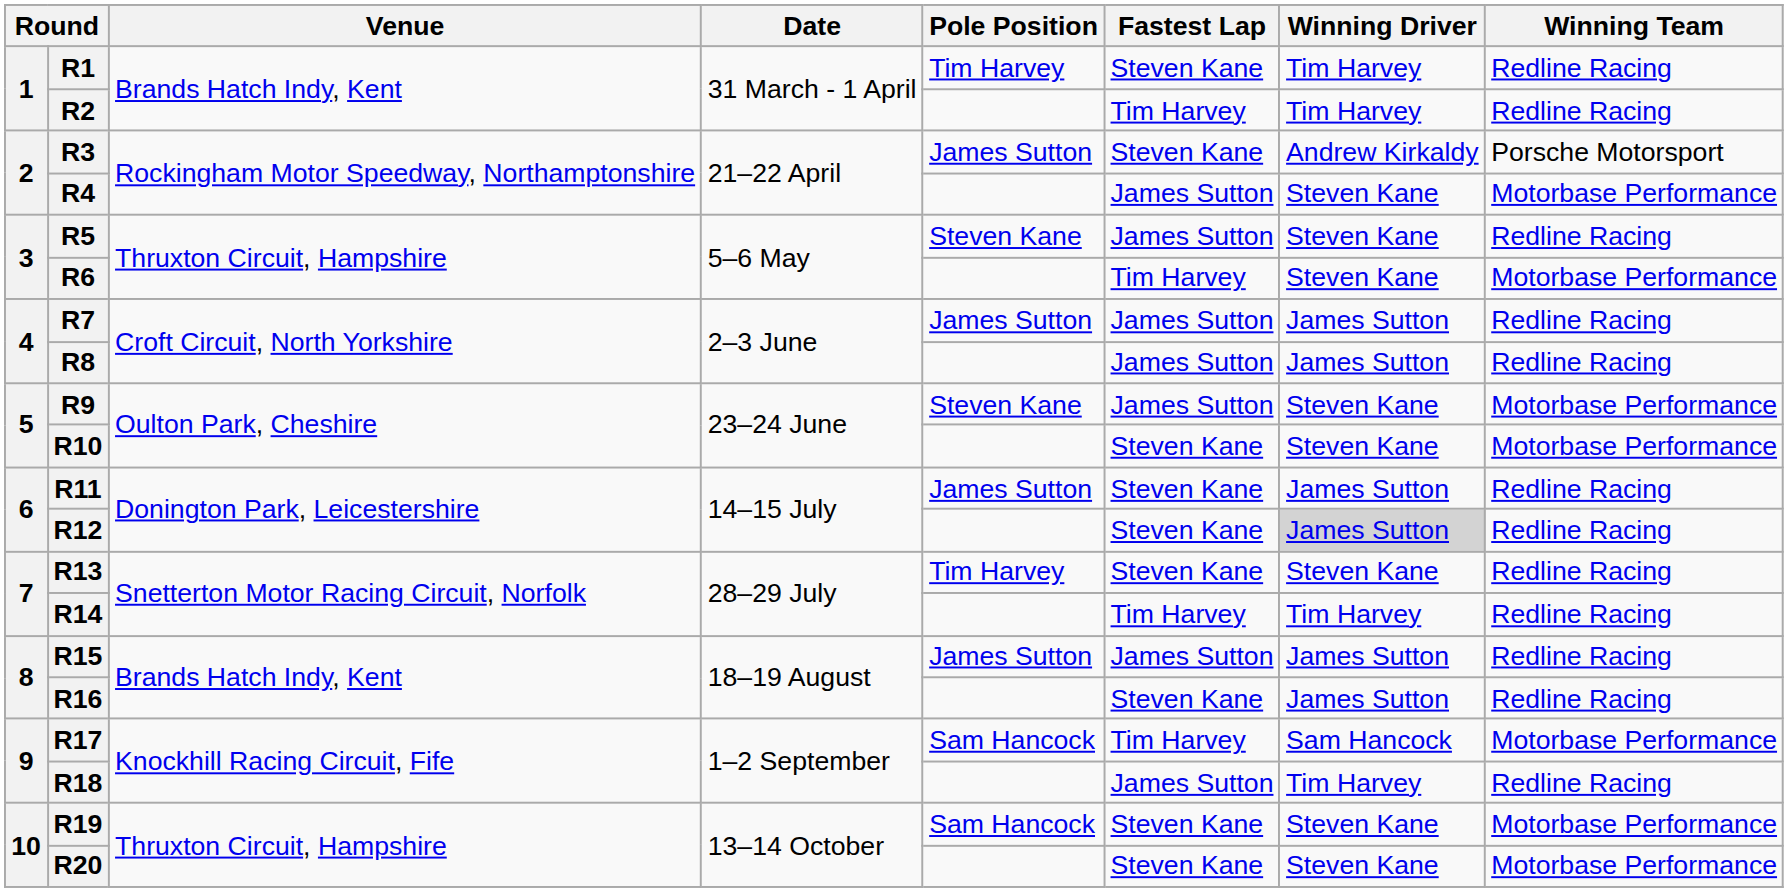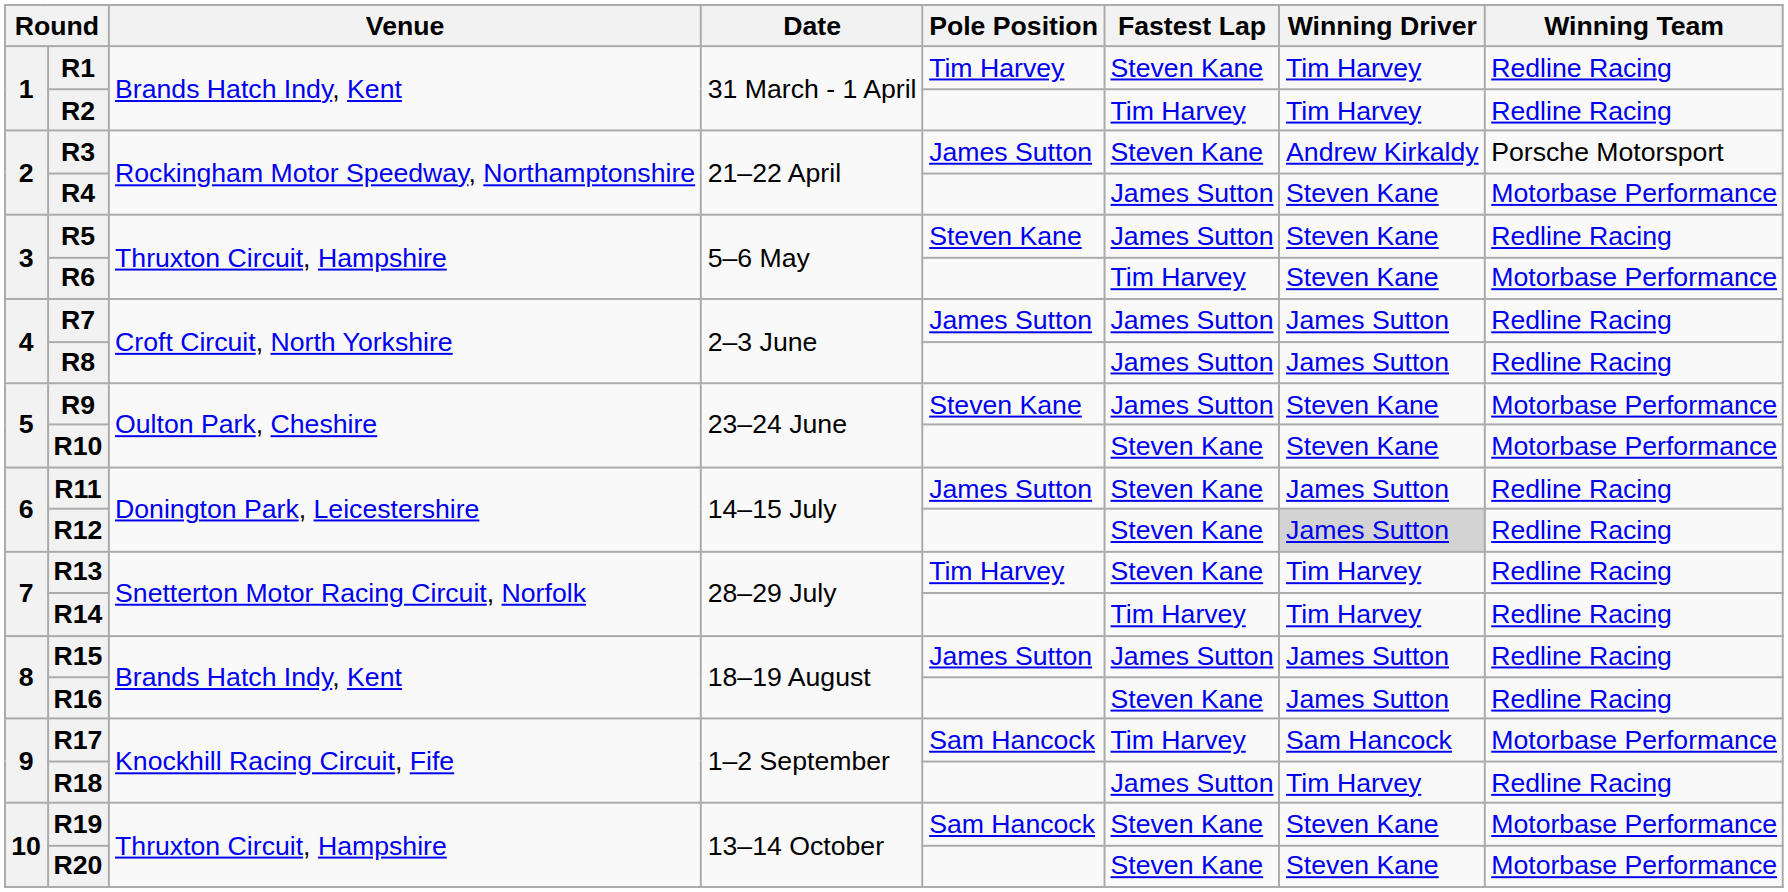(1362, 572) Steven Kane -> (1354, 572) Tim Harvey
